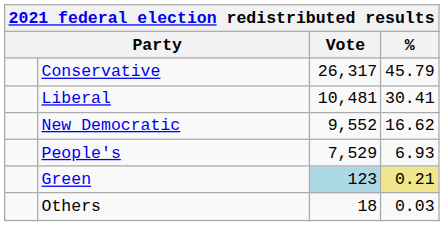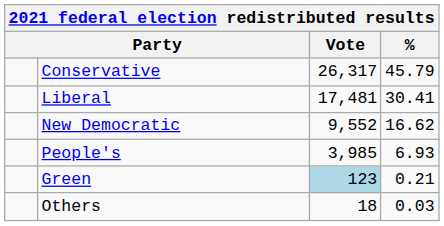(347, 99) 10,481 -> (347, 99) 17,481
(352, 153) 7,529 -> (352, 153) 3,985
(415, 180) khaki background -> (415, 180) no background
